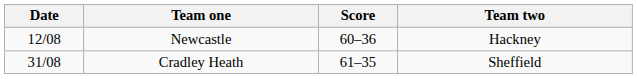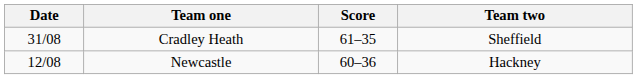rows swapped: (201, 39) <-> (201, 62)
